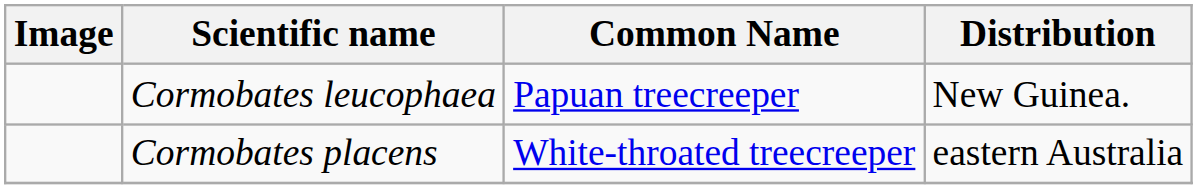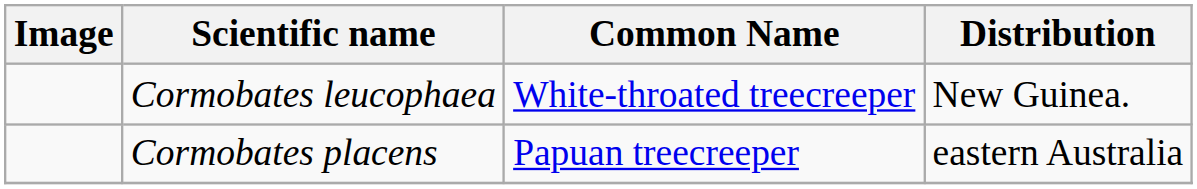(656, 93) Papuan treecreeper -> (714, 93) White-throated treecreeper
(714, 152) White-throated treecreeper -> (656, 152) Papuan treecreeper
